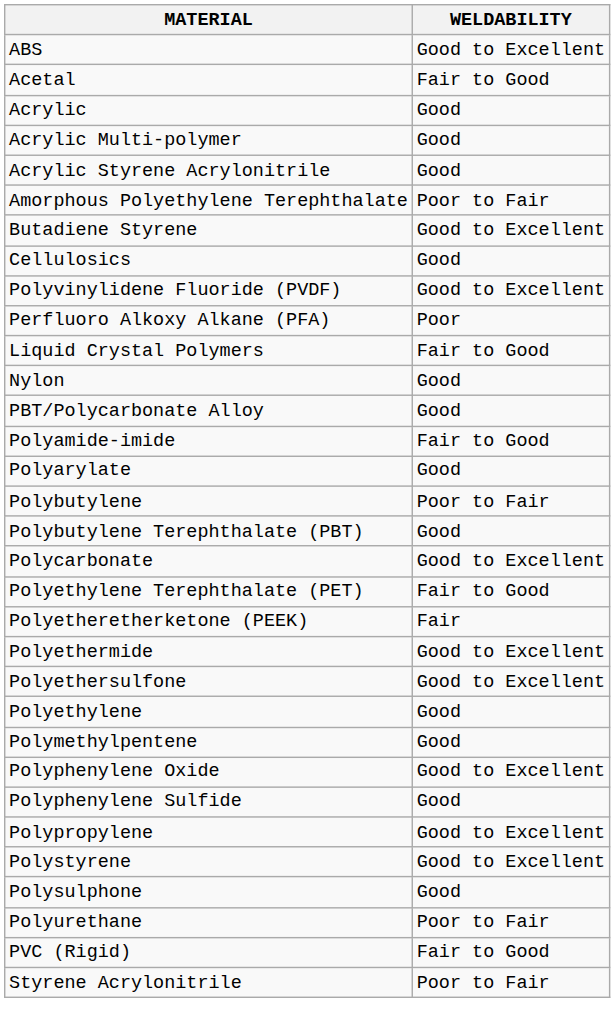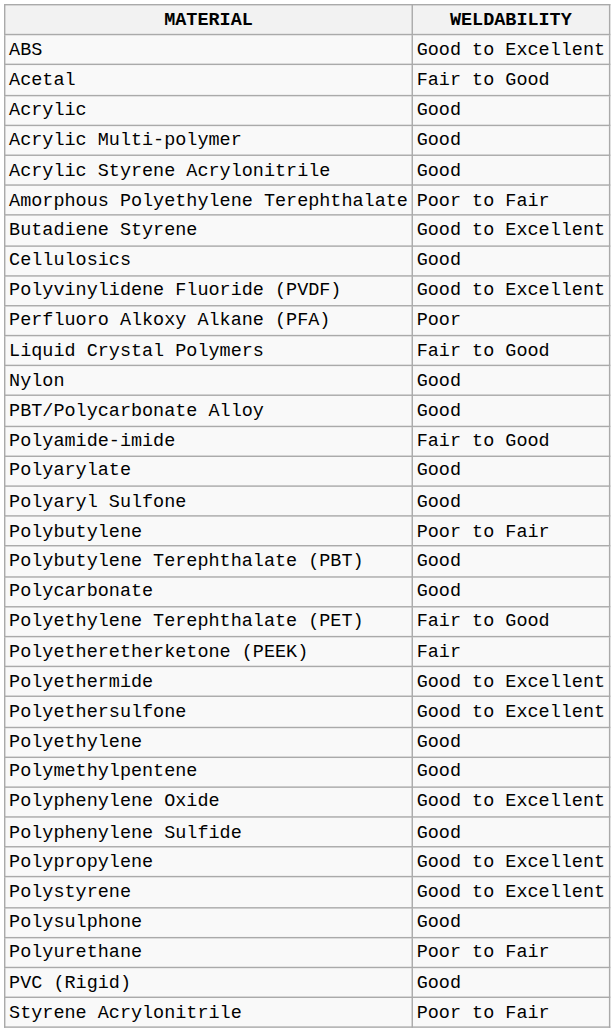+ row: (98, 501)
(511, 561) Good to Excellent -> (439, 591) Good
(483, 952) Fair to Good -> (439, 983) Good
